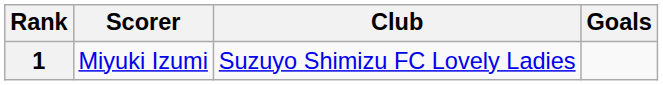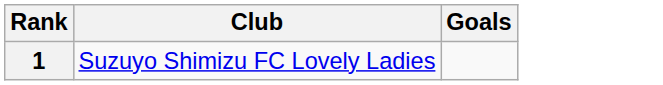- column: (143, 23)
